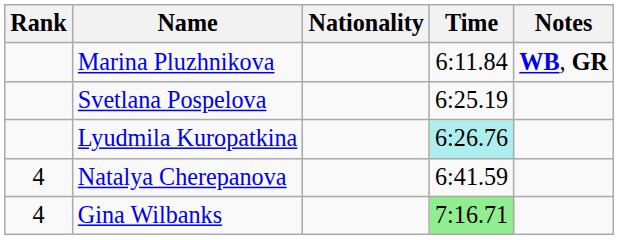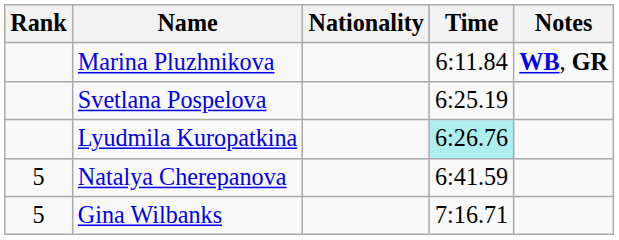(39, 176) 4 -> (39, 176) 5
(39, 215) 4 -> (39, 215) 5
(472, 215) lightgreen background -> (472, 215) no background
